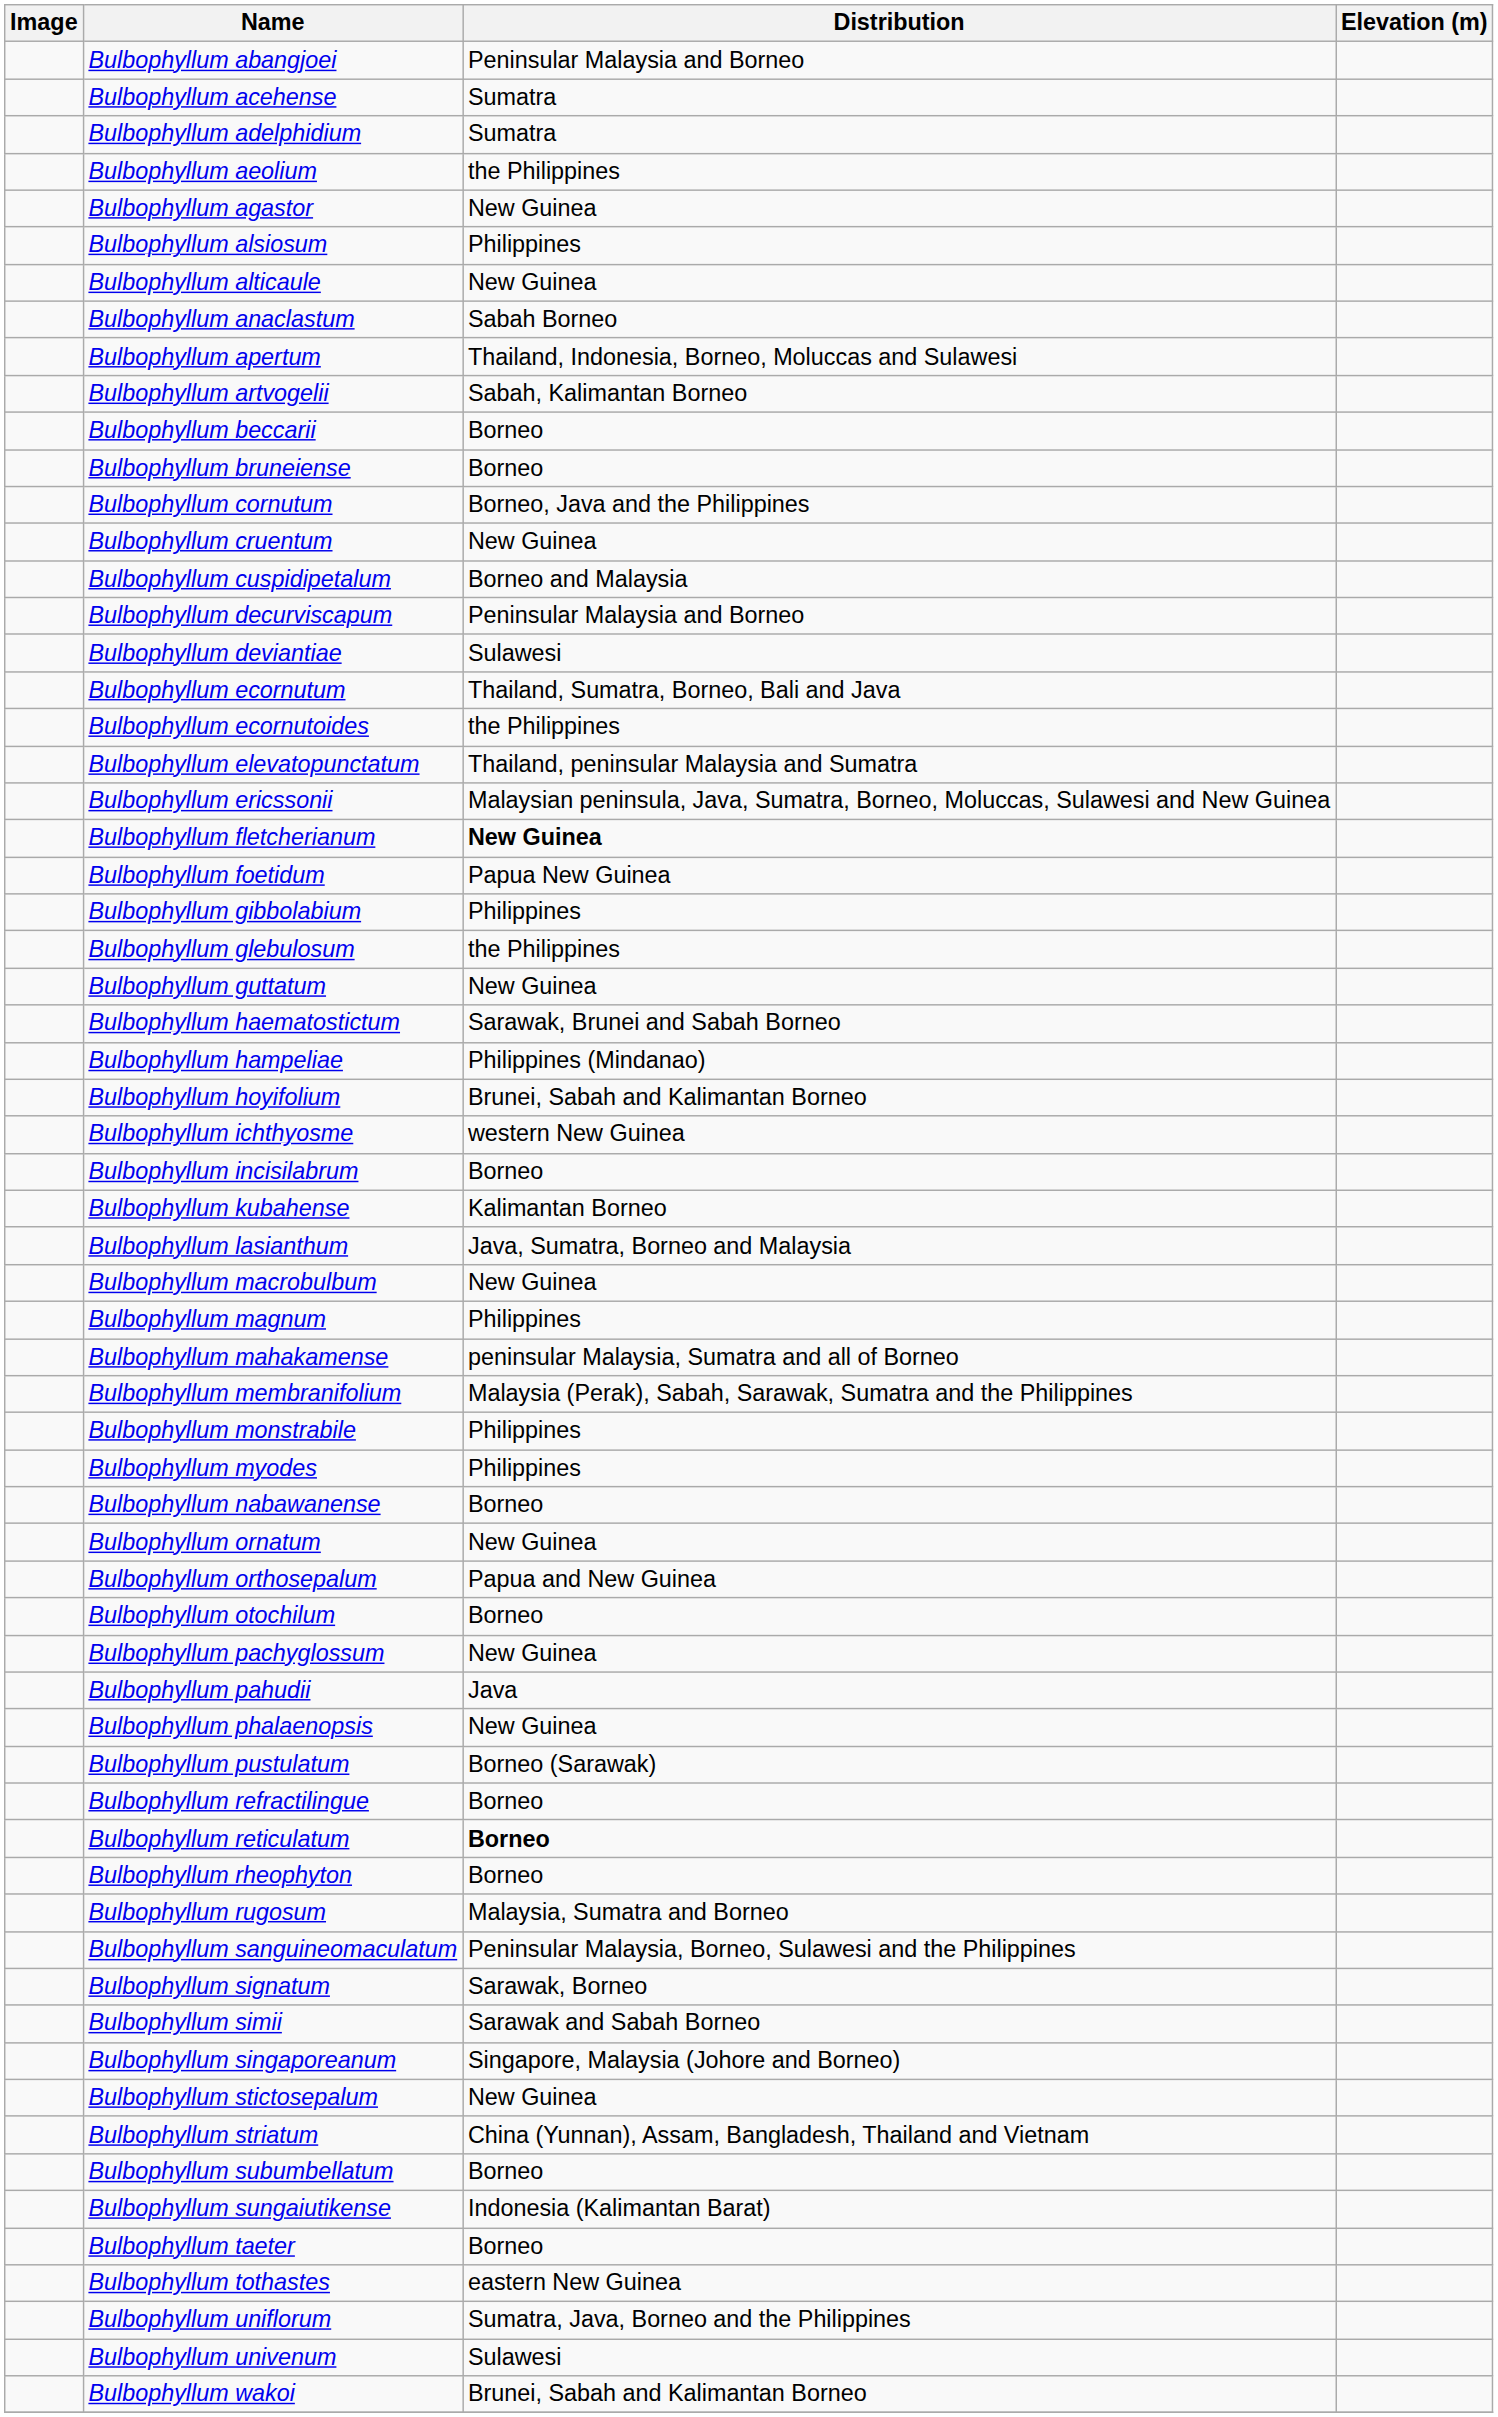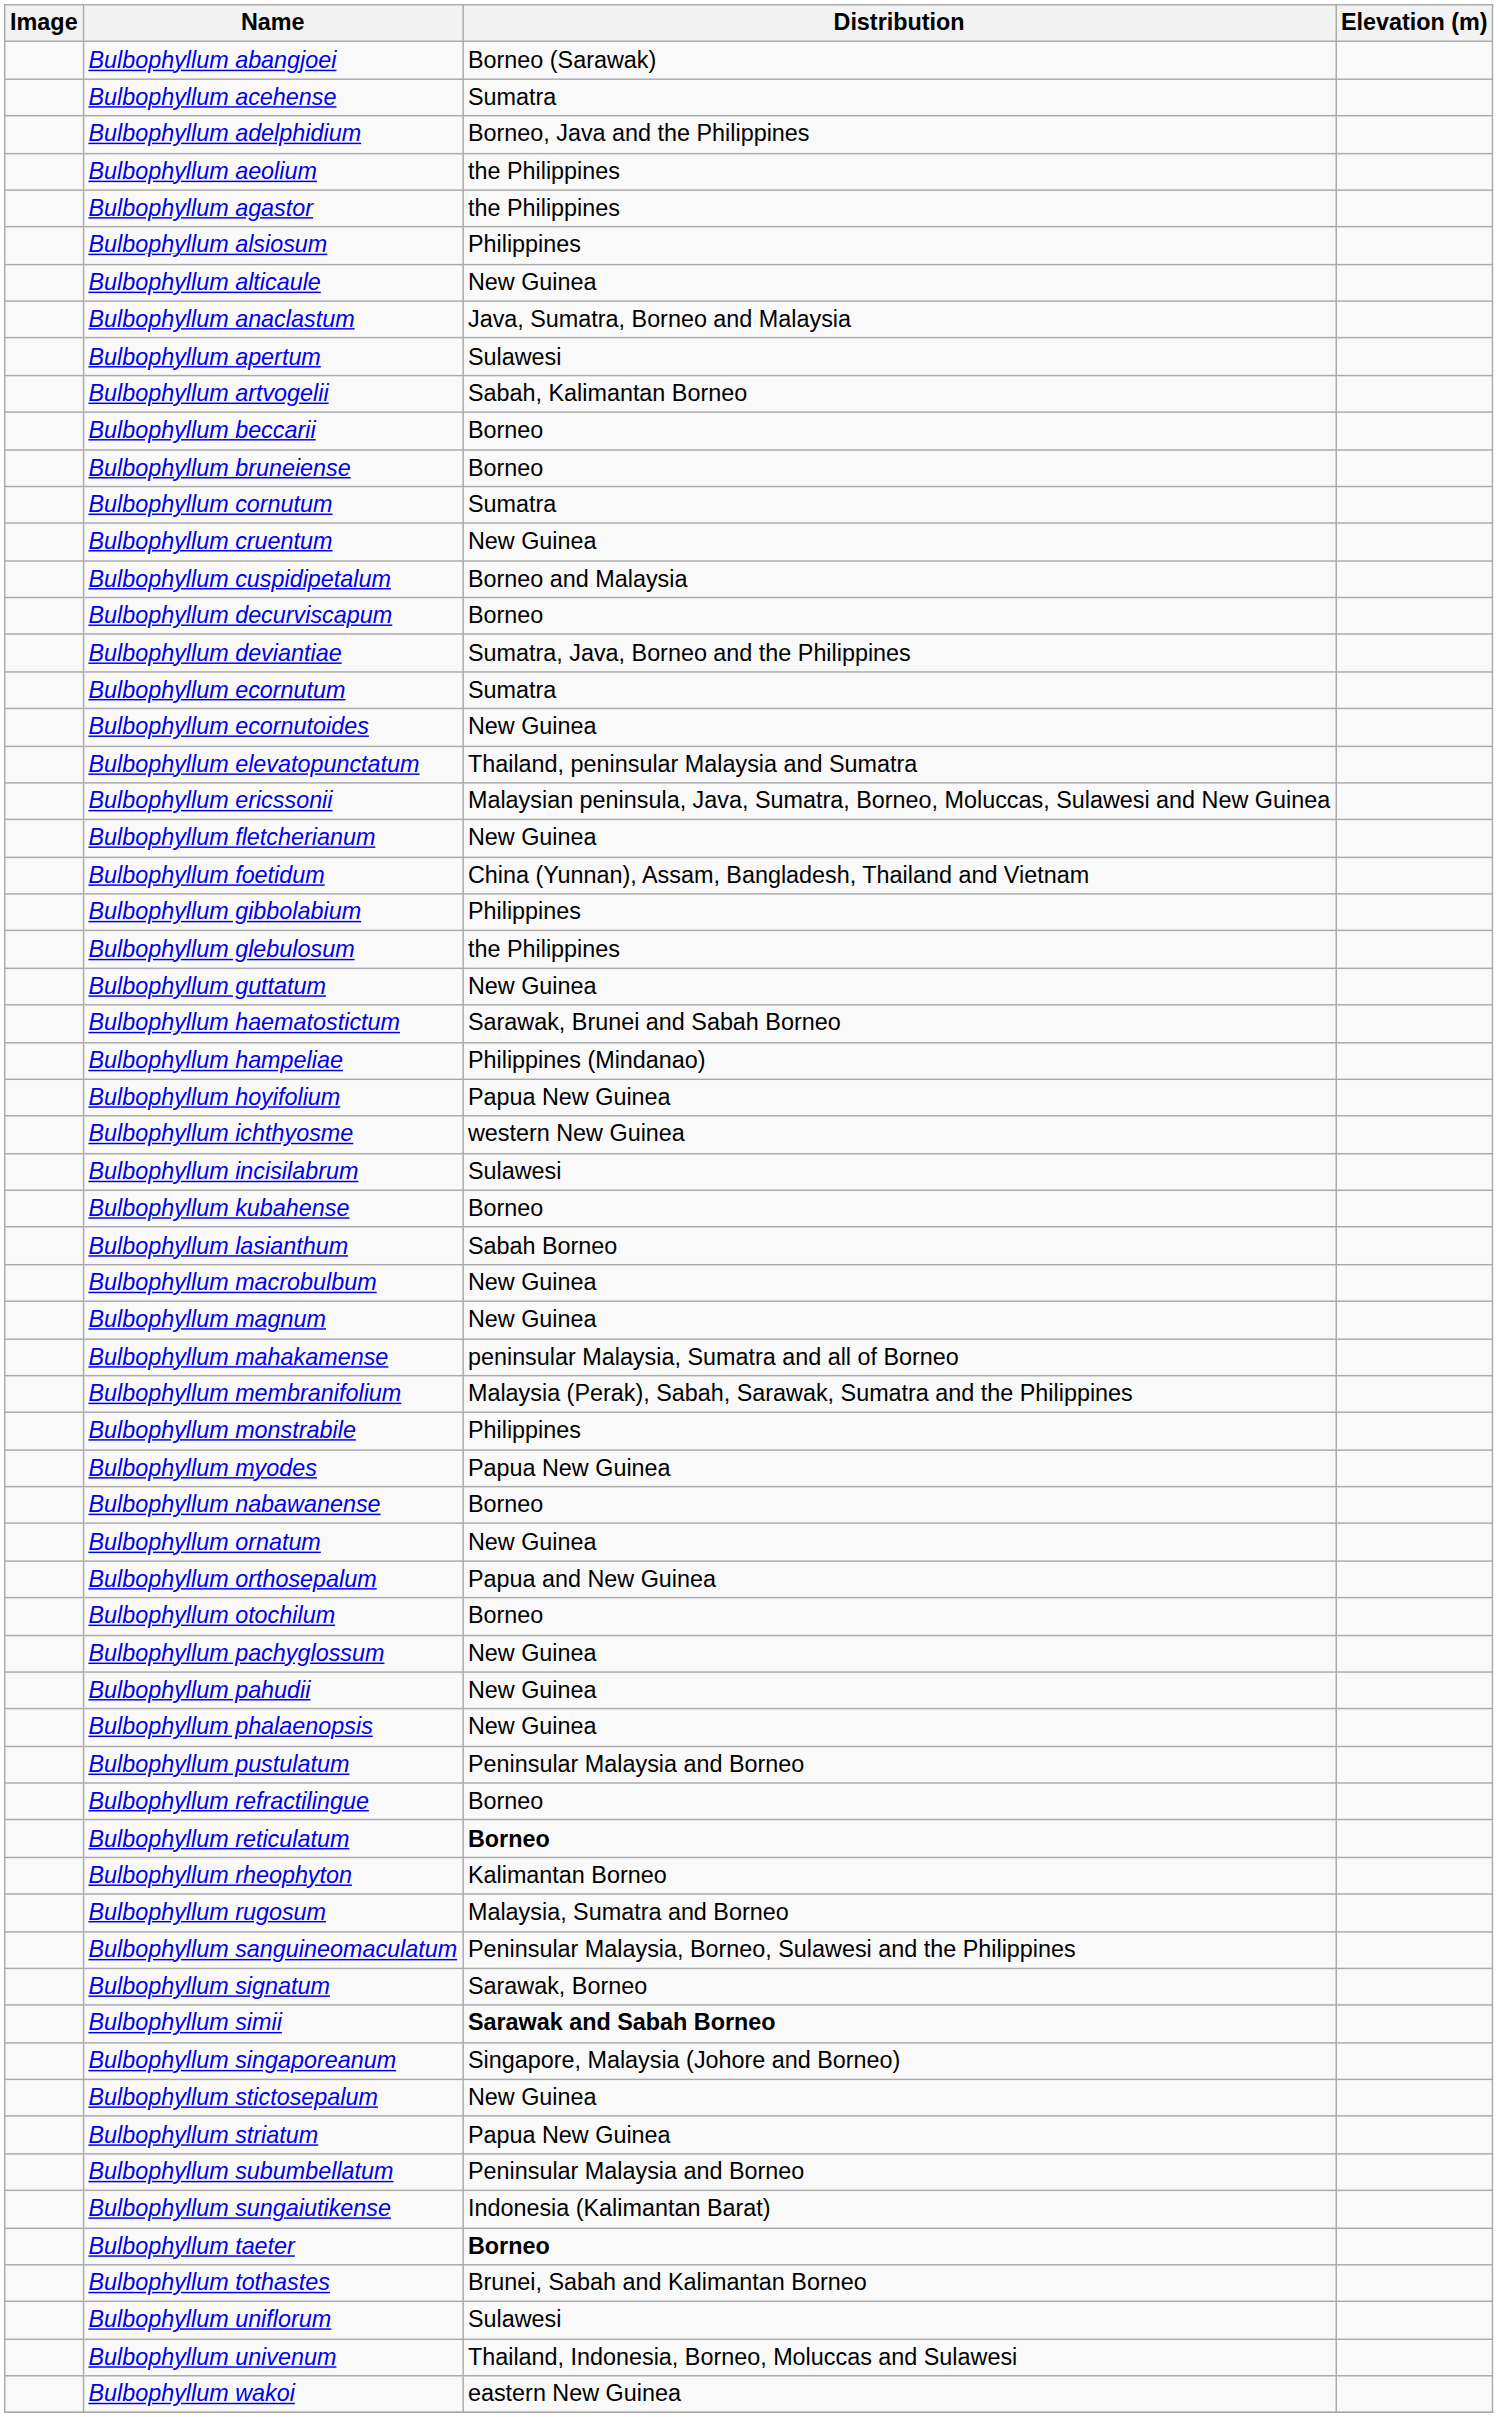(636, 60) Peninsular Malaysia and Borneo -> (562, 60) Borneo (Sarawak)
(512, 134) Sumatra -> (639, 134) Borneo, Java and the Philippines
(532, 208) New Guinea -> (544, 208) the Philippines
(543, 319) Sabah Borneo -> (659, 319) Java, Sumatra, Borneo and Malaysia
(743, 356) Thailand, Indonesia, Borneo, Moluccas and Sulawesi -> (515, 356) Sulawesi
(639, 504) Borneo, Java and the Philippines -> (512, 504) Sumatra
(636, 615) Peninsular Malaysia and Borneo -> (506, 615) Borneo
(515, 652) Sulawesi -> (689, 652) Sumatra, Java, Borneo and the Philippines
(684, 689) Thailand, Sumatra, Borneo, Bali and Java -> (512, 689) Sumatra
(544, 726) the Philippines -> (532, 726) New Guinea
(535, 838) bold -> (532, 838) normal
(569, 875) Papua New Guinea -> (779, 875) China (Yunnan), Assam, Bangladesh, Thailand and Vietnam
(667, 1097) Brunei, Sabah and Kalimantan Borneo -> (569, 1097) Papua New Guinea
(506, 1171) Borneo -> (515, 1171) Sulawesi
(567, 1208) Kalimantan Borneo -> (506, 1208) Borneo
(659, 1245) Java, Sumatra, Borneo and Malaysia -> (543, 1245) Sabah Borneo
(524, 1319) Philippines -> (532, 1319) New Guinea
(524, 1467) Philippines -> (569, 1467) Papua New Guinea
(493, 1690) Java -> (532, 1690) New Guinea
(562, 1764) Borneo (Sarawak) -> (636, 1764) Peninsular Malaysia and Borneo
(506, 1875) Borneo -> (567, 1875) Kalimantan Borneo
(614, 2023) normal -> (622, 2023) bold
(779, 2134) China (Yunnan), Assam, Bangladesh, Thailand and Vietnam -> (569, 2134) Papua New Guinea
(506, 2171) Borneo -> (636, 2171) Peninsular Malaysia and Borneo
(506, 2245) normal -> (509, 2245) bold
(574, 2282) eastern New Guinea -> (667, 2282) Brunei, Sabah and Kalimantan Borneo
(689, 2319) Sumatra, Java, Borneo and the Philippines -> (515, 2319) Sulawesi
(515, 2357) Sulawesi -> (743, 2357) Thailand, Indonesia, Borneo, Moluccas and Sulawesi
(667, 2394) Brunei, Sabah and Kalimantan Borneo -> (574, 2394) eastern New Guinea
